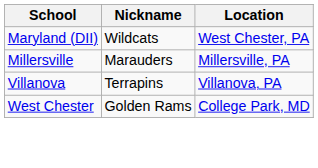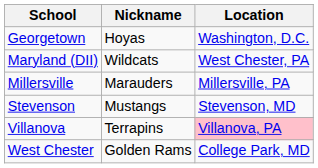+ row: (47, 38)
+ row: (41, 106)
(240, 83) no background -> (240, 128) pink background
